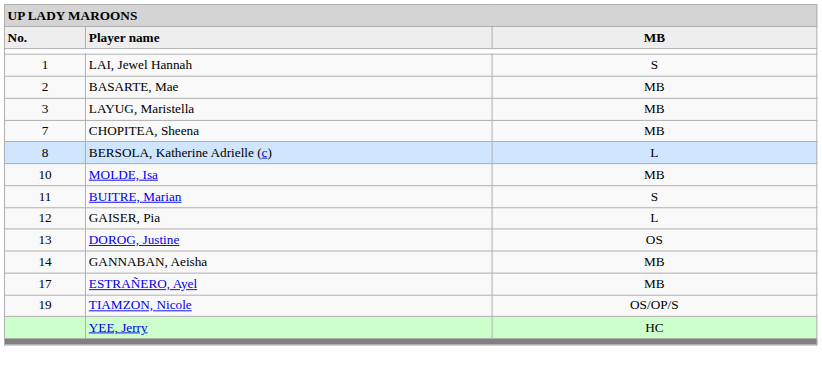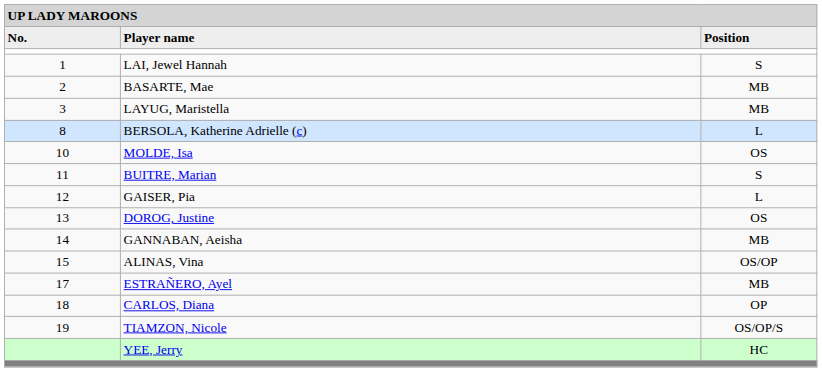(654, 37) MB -> (727, 37) Position
- row: (45, 131)
(654, 174) MB -> (759, 153) OS
+ row: (62, 262)
+ row: (62, 306)
